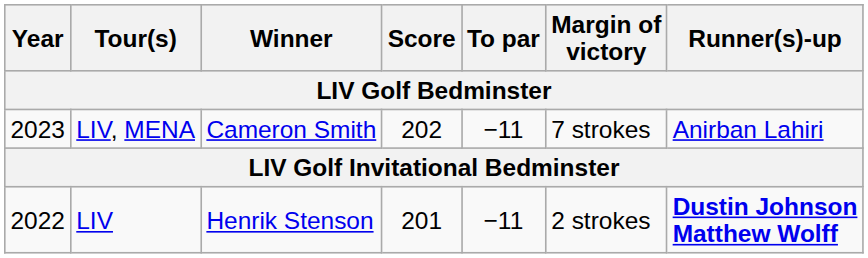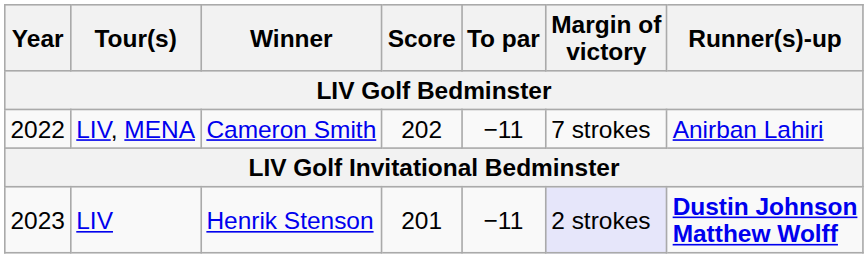(38, 129) 2023 -> (38, 129) 2022
(38, 220) 2022 -> (38, 220) 2023
(601, 220) no background -> (601, 220) lavender background
